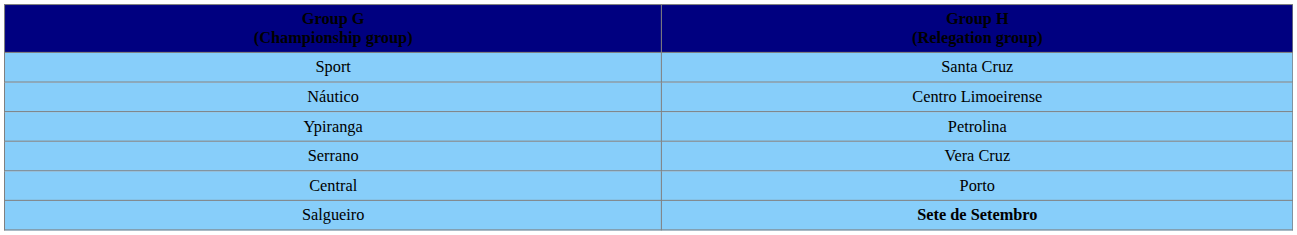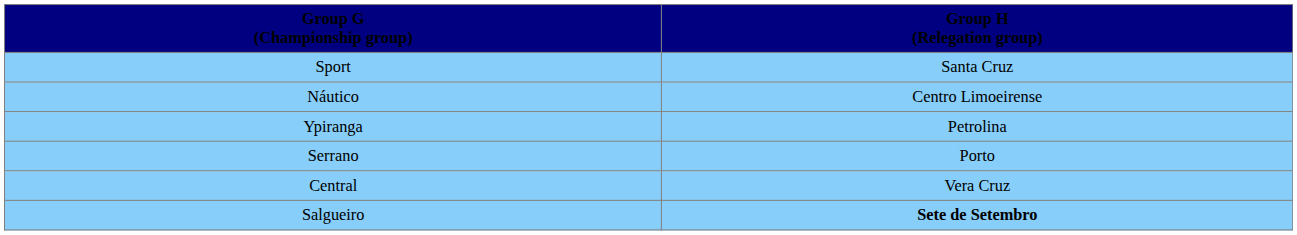(977, 155) Vera Cruz -> (977, 155) Porto
(977, 185) Porto -> (977, 185) Vera Cruz
